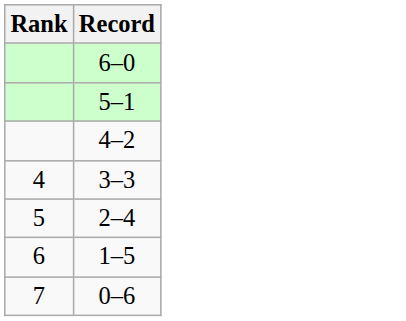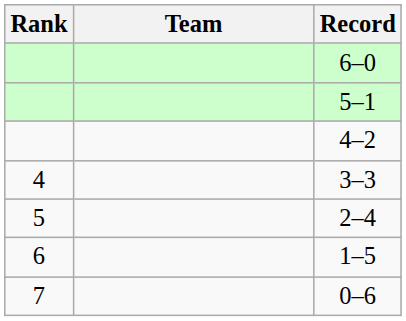+ column: (194, 23)
